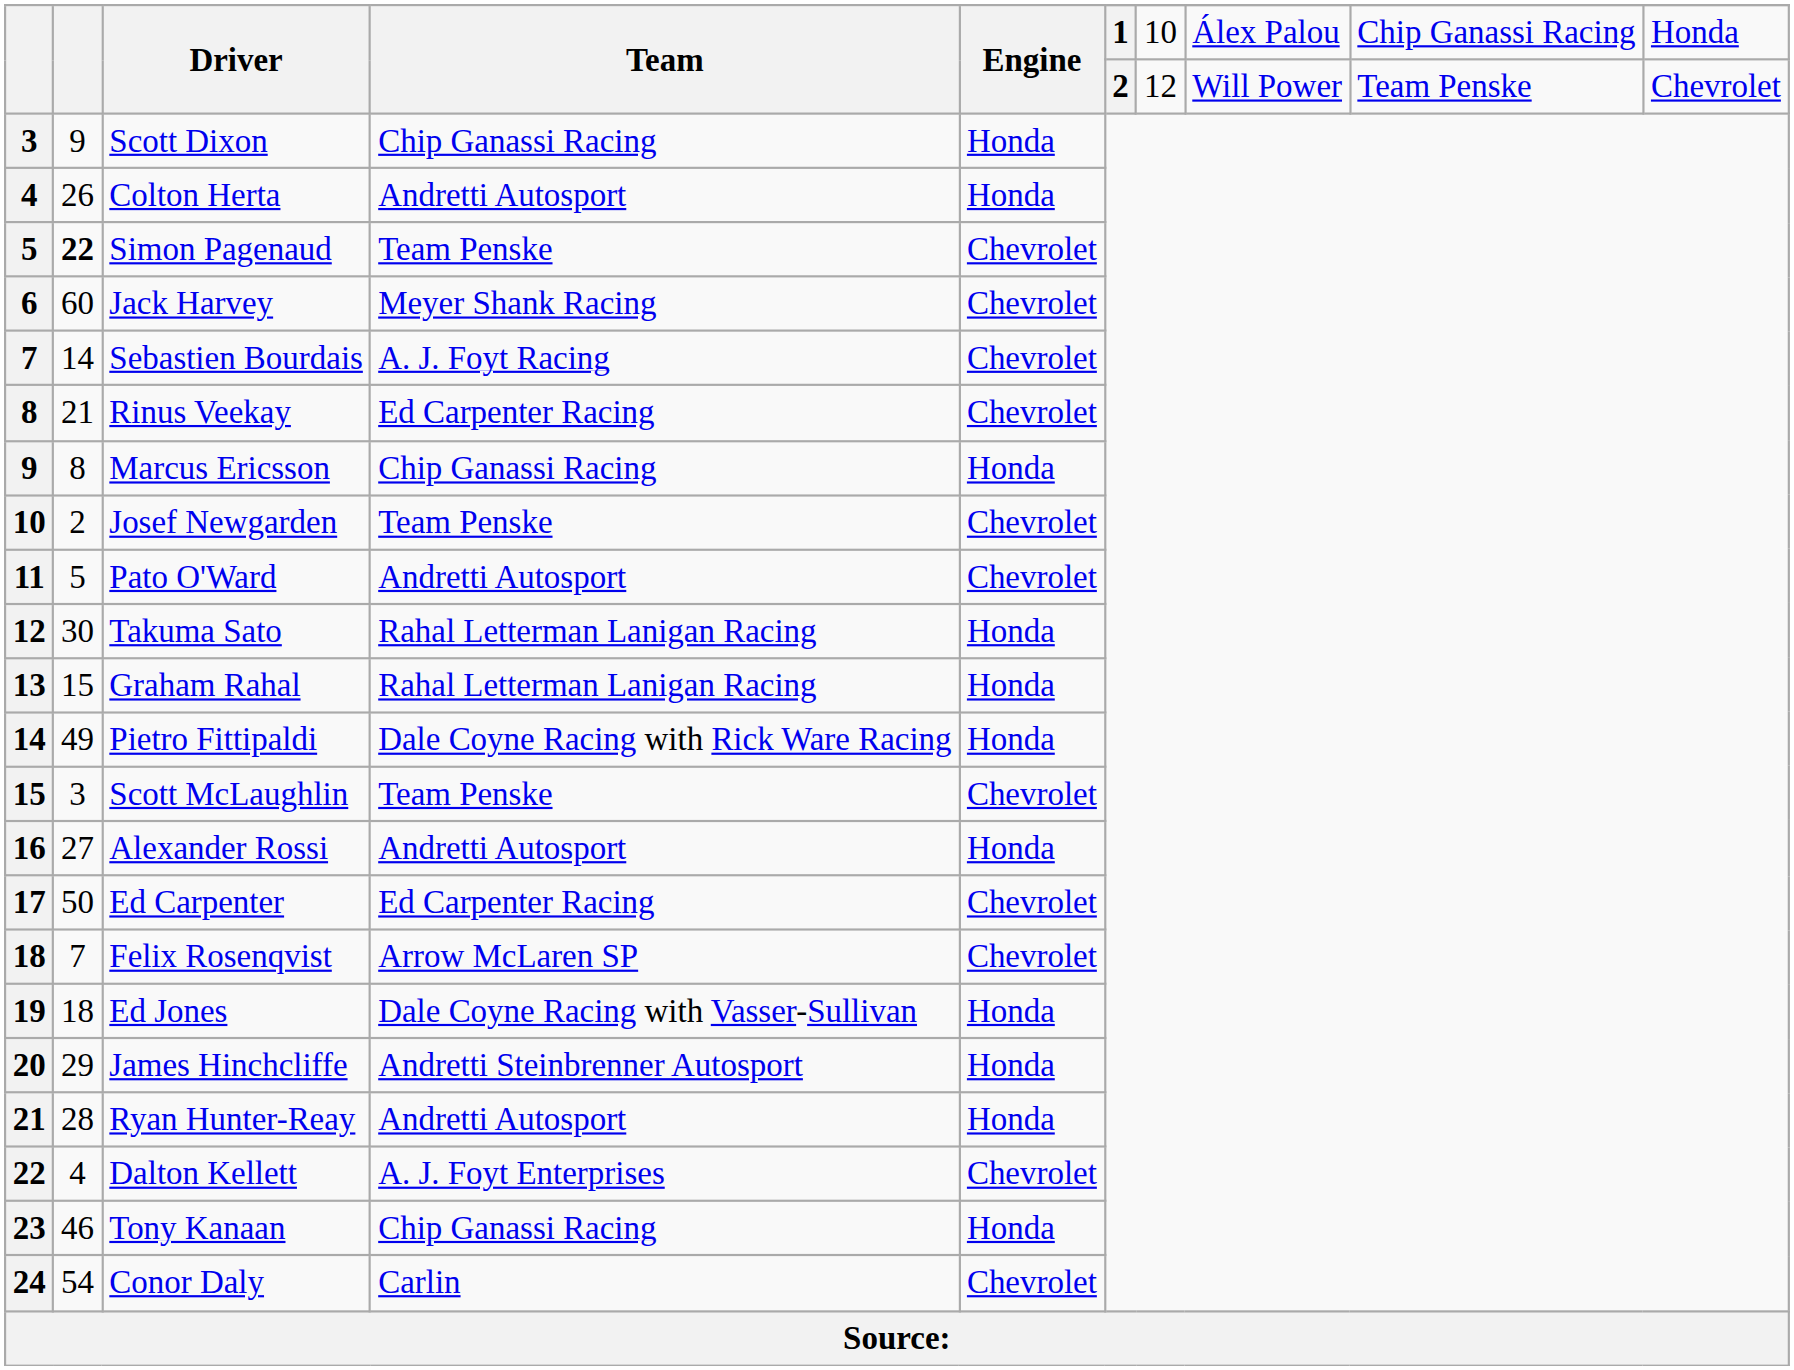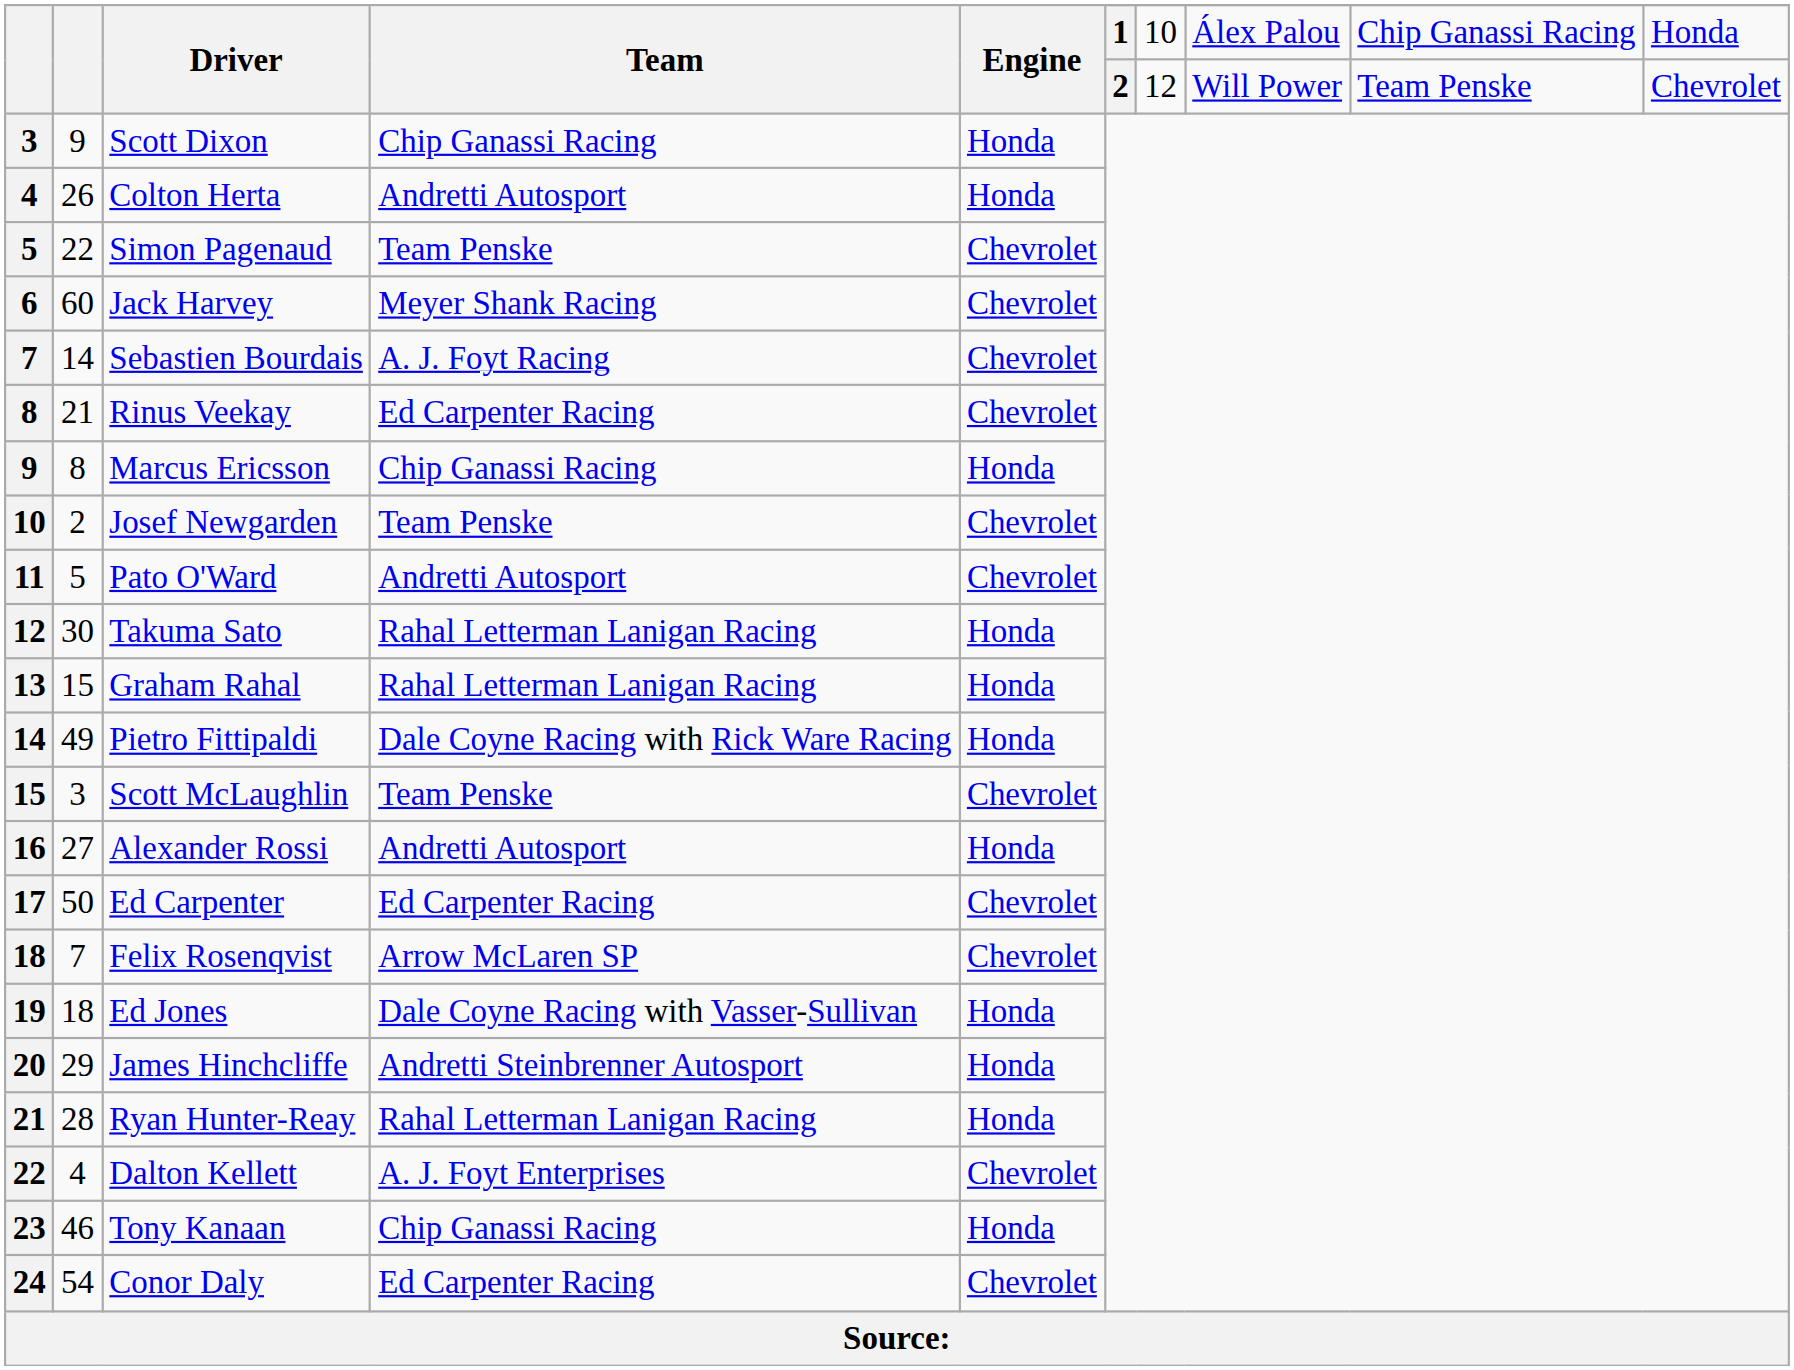(78, 249) bold -> (78, 249) normal
(502, 1119) Andretti Autosport -> (597, 1119) Rahal Letterman Lanigan Racing
(419, 1282) Carlin -> (516, 1282) Ed Carpenter Racing
